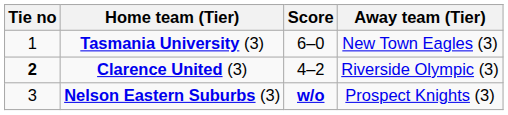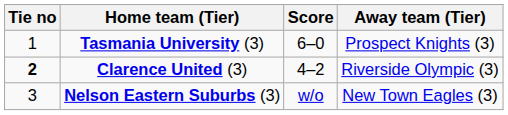(420, 43) New Town Eagles (3) -> (420, 43) Prospect Knights (3)
(311, 95) bold -> (311, 95) normal
(420, 95) Prospect Knights (3) -> (420, 95) New Town Eagles (3)
